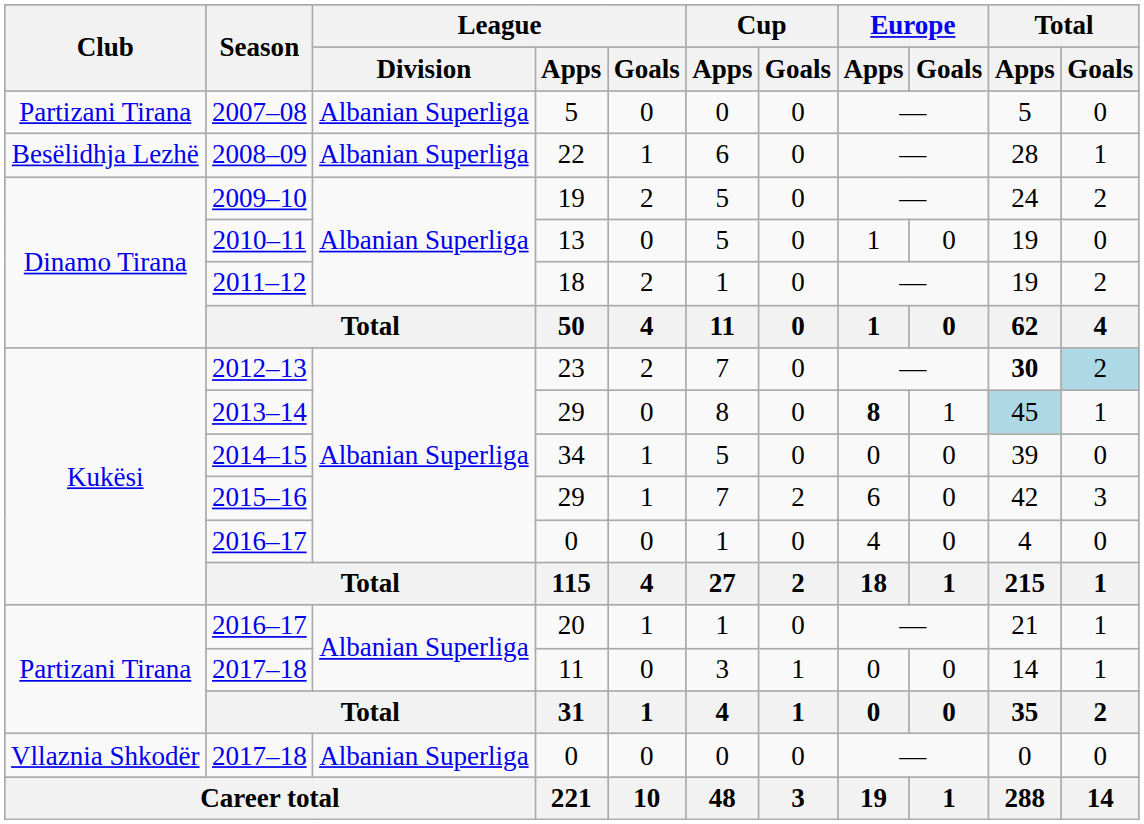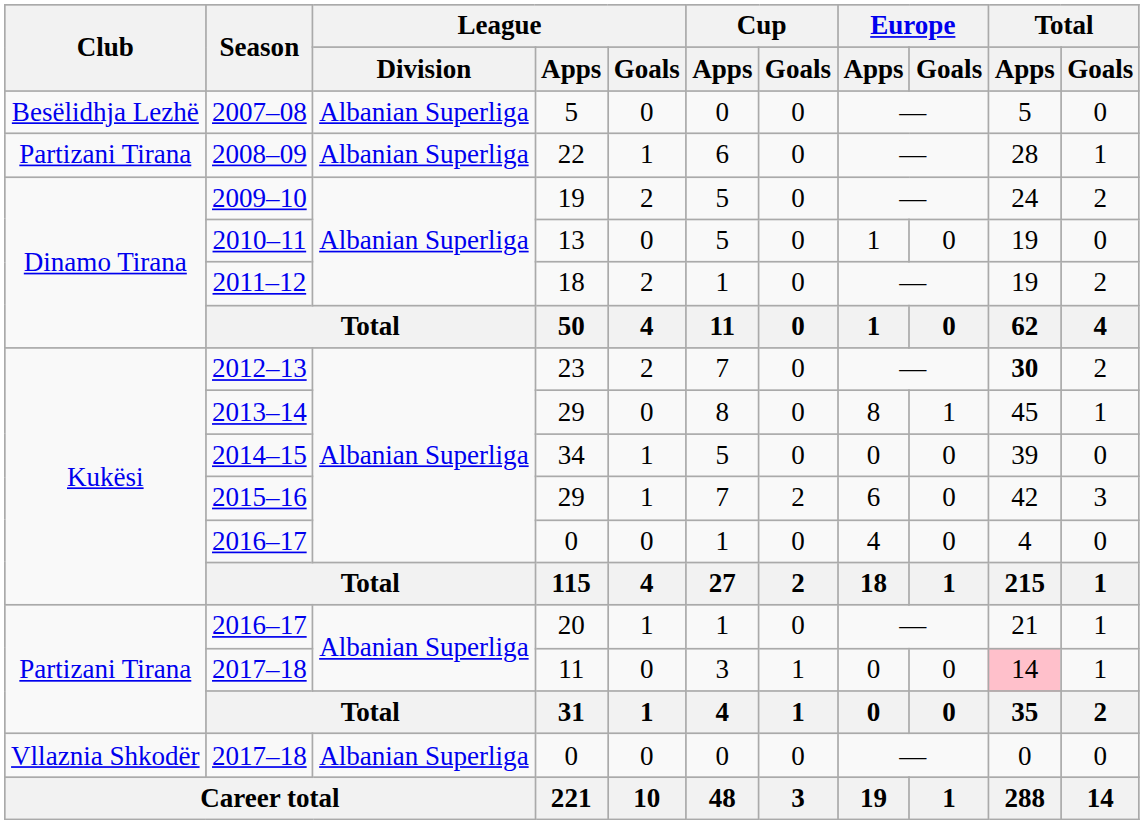(105, 111) Partizani Tirana -> (105, 111) Besëlidhja Lezhë
(105, 154) Besëlidhja Lezhë -> (105, 154) Partizani Tirana
(1100, 369) lightblue background -> (1100, 369) no background
(874, 411) bold -> (874, 411) normal
(1025, 411) lightblue background -> (1025, 411) no background
(1025, 669) no background -> (1025, 669) pink background
